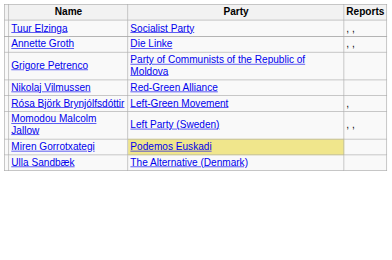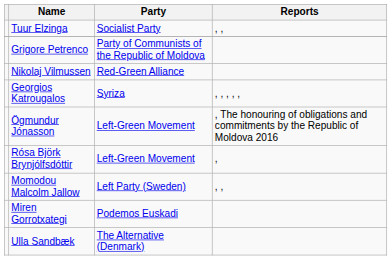- row: (43, 44)
+ row: (38, 93)
+ row: (35, 126)
(171, 147) khaki background -> (137, 214) no background
